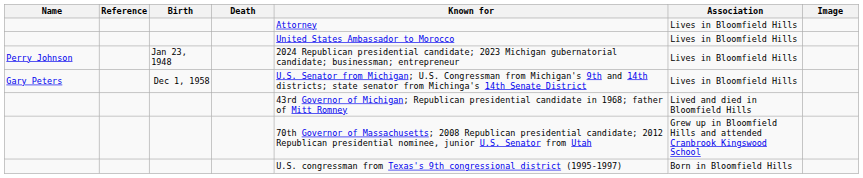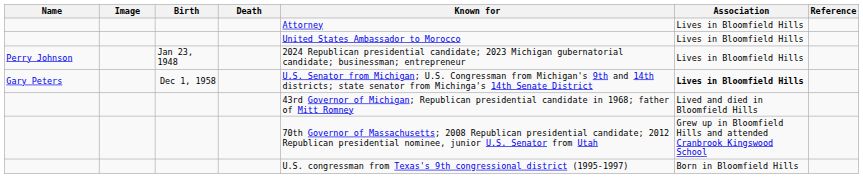columns swapped: (830, 11) <-> (124, 11)
(734, 81) normal -> (740, 81) bold
